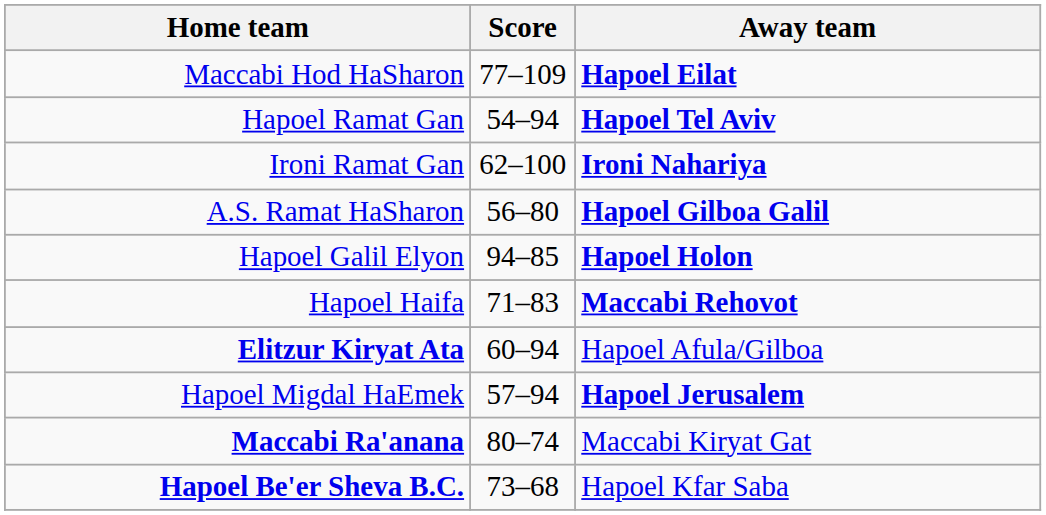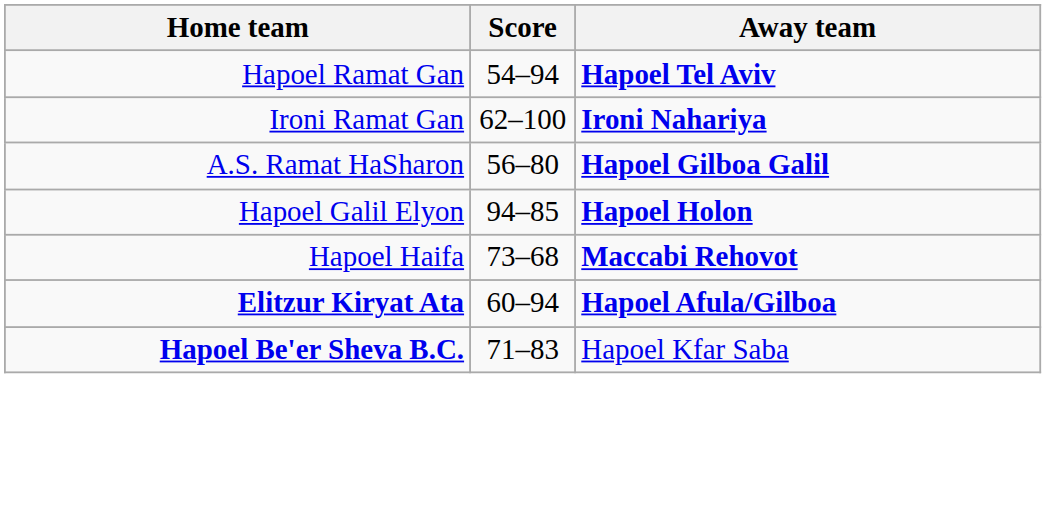- row: (324, 73)
(523, 303) 71–83 -> (523, 257) 73–68
(702, 348) normal -> (709, 303) bold
- row: (323, 394)
- row: (348, 440)
(523, 486) 73–68 -> (523, 348) 71–83
